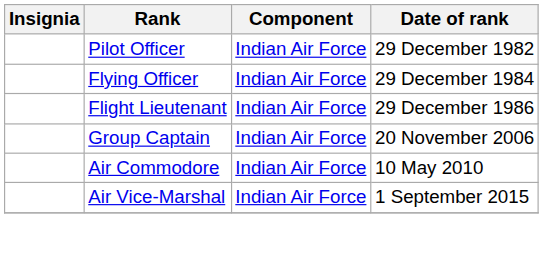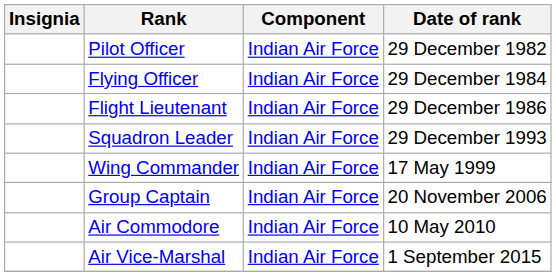+ row: (161, 138)
+ row: (164, 167)
